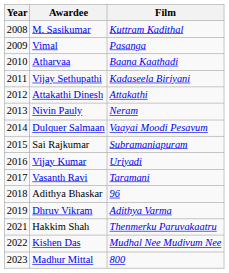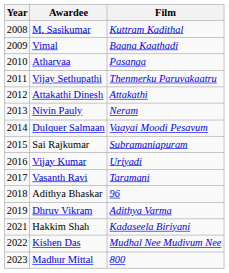(128, 45) Pasanga -> (144, 45) Baana Kaathadi
(144, 62) Baana Kaathadi -> (128, 62) Pasanga
(150, 78) Kadaseela Biriyani -> (163, 78) Thenmerku Paruvakaatru
(163, 227) Thenmerku Paruvakaatru -> (150, 227) Kadaseela Biriyani
